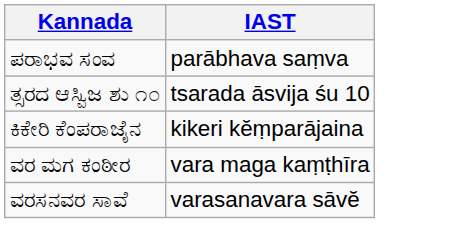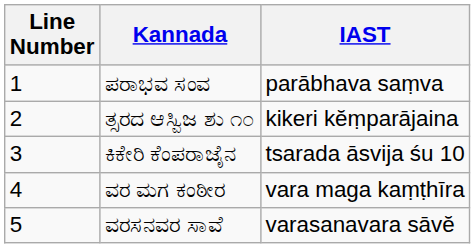+ column: (52, 34)
(270, 93) tsarada āsvija śu 10 -> (362, 118) kikeri kĕṃparājaina
(267, 128) kikeri kĕṃparājaina -> (365, 154) tsarada āsvija śu 10
